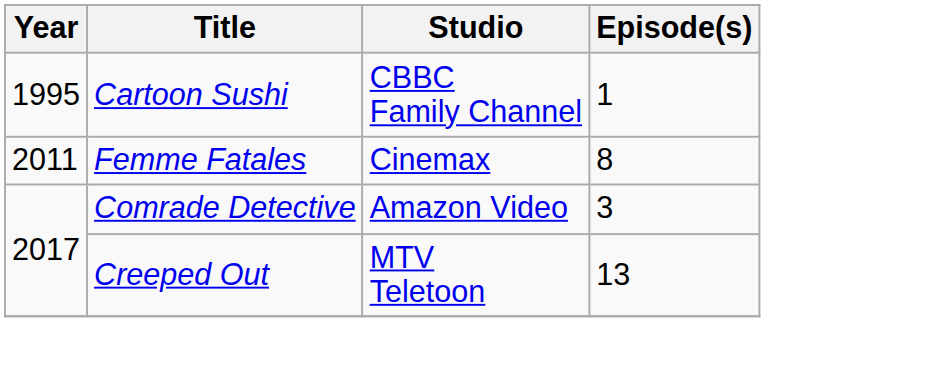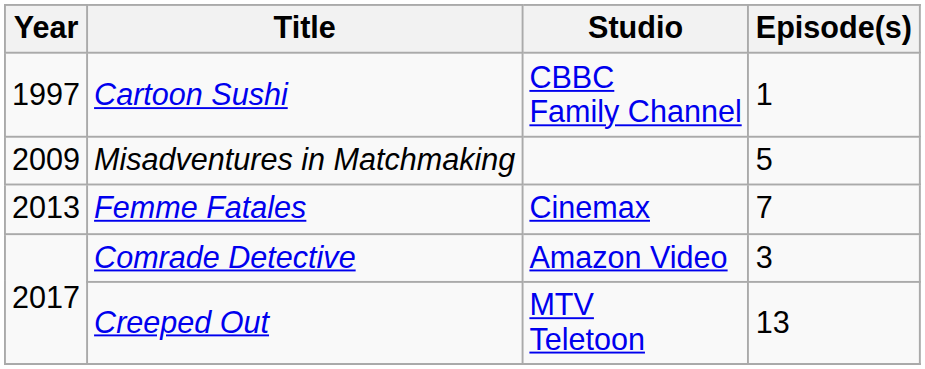(46, 94) 1995 -> (46, 94) 1997
+ row: (305, 160)
(45, 160) 2011 -> (46, 208) 2013
(605, 160) 8 -> (764, 208) 7
